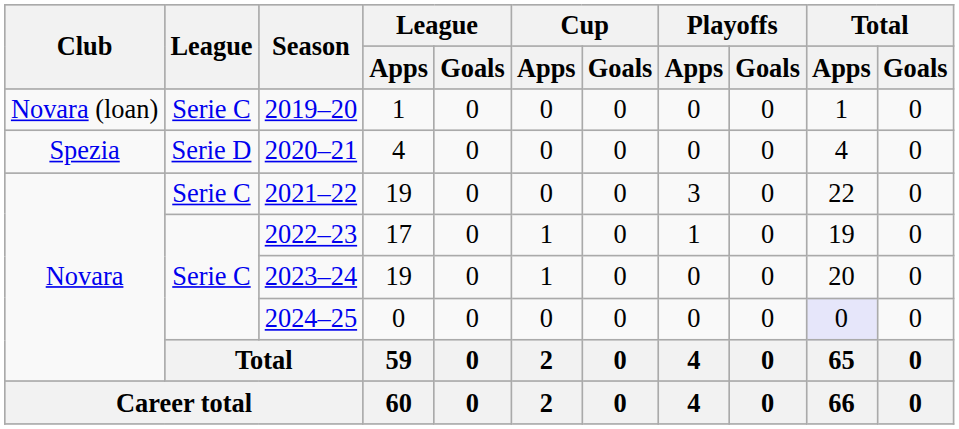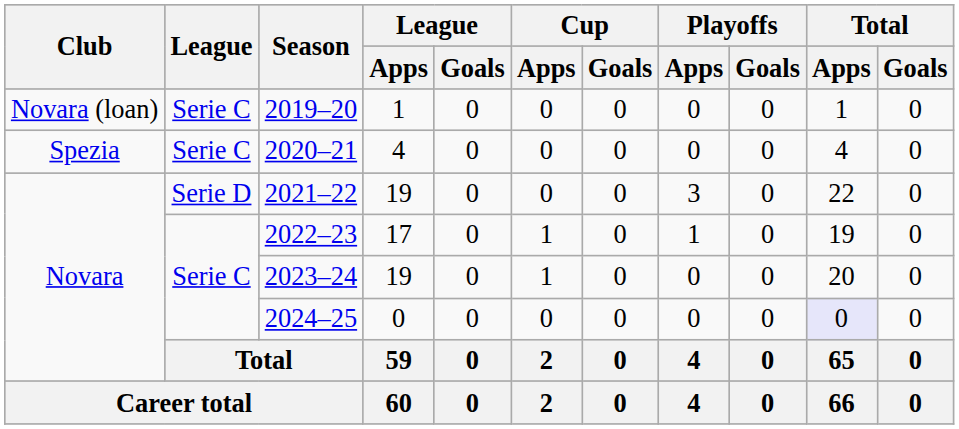(211, 151) Serie D -> (211, 151) Serie C
(211, 192) Serie C -> (211, 192) Serie D
